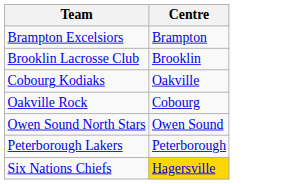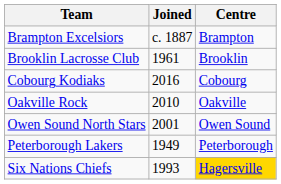+ column: (172, 15)
(176, 80) Oakville -> (223, 80) Cobourg
(176, 102) Cobourg -> (222, 102) Oakville
